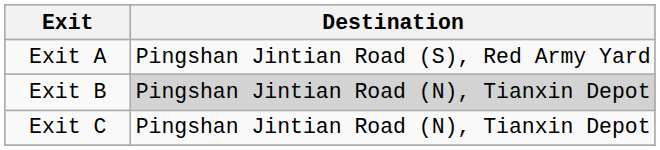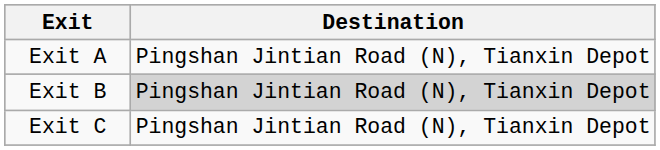(393, 57) Pingshan Jintian Road (S), Red Army Yard -> (393, 57) Pingshan Jintian Road (N), Tianxin Depot
